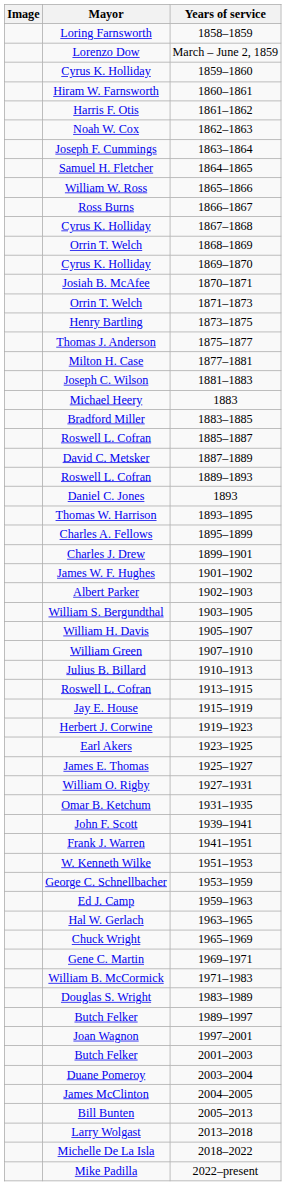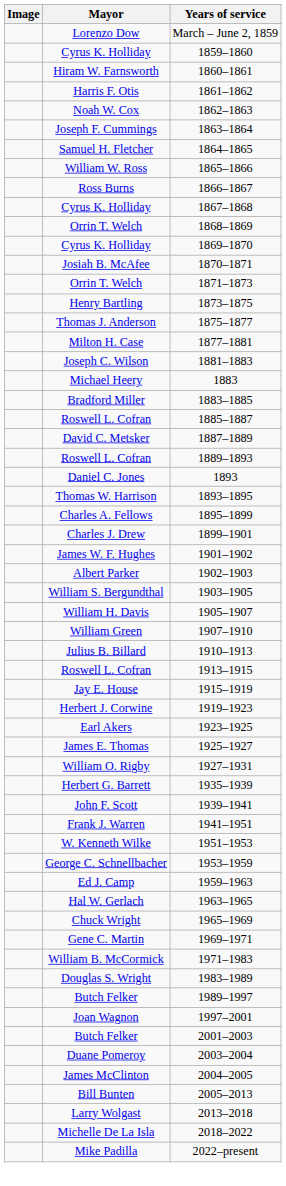- row: (106, 33)
- row: (106, 804)
+ row: (106, 785)
